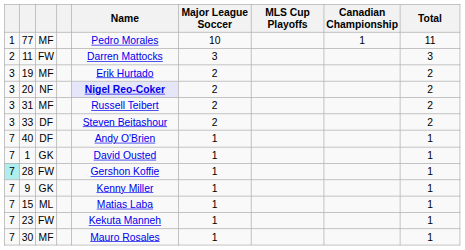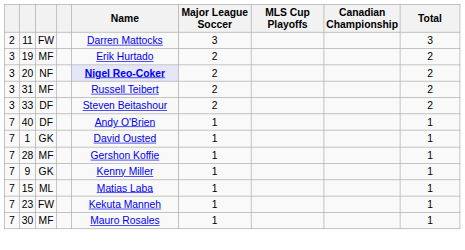- row: (27, 41)
(12, 172) paleturquoise background -> (12, 155) no background
(46, 172) FW -> (46, 155) MF
